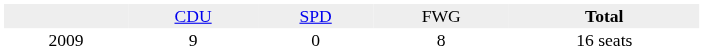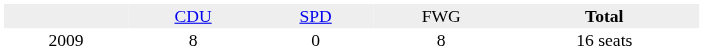(193, 40) 9 -> (193, 40) 8
